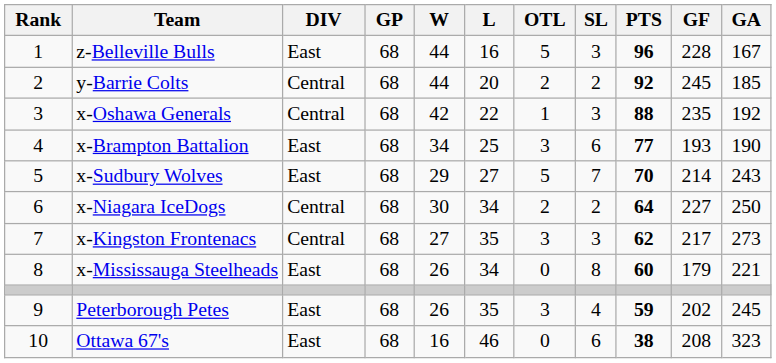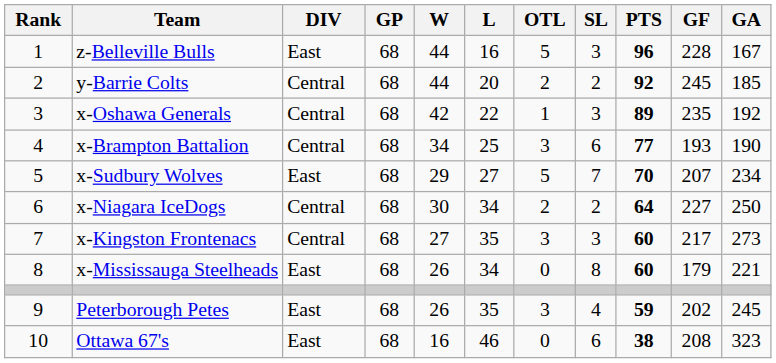(644, 113) 88 -> (644, 113) 89
(304, 144) East -> (316, 144) Central
(696, 176) 214 -> (696, 176) 207
(746, 176) 243 -> (746, 176) 234
(644, 238) 62 -> (644, 238) 60
